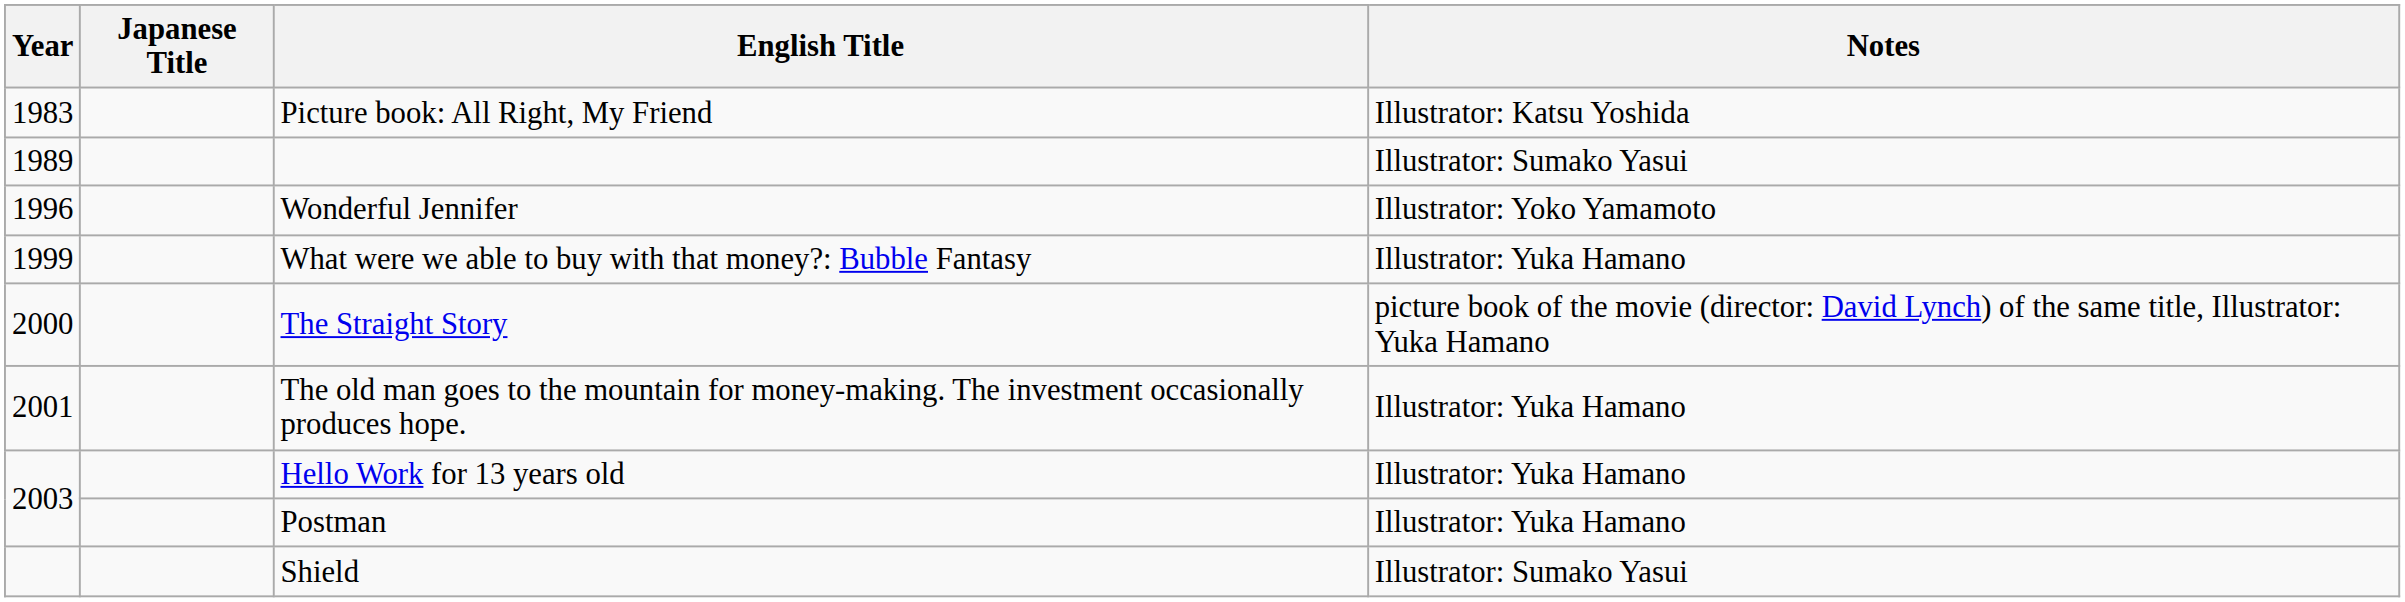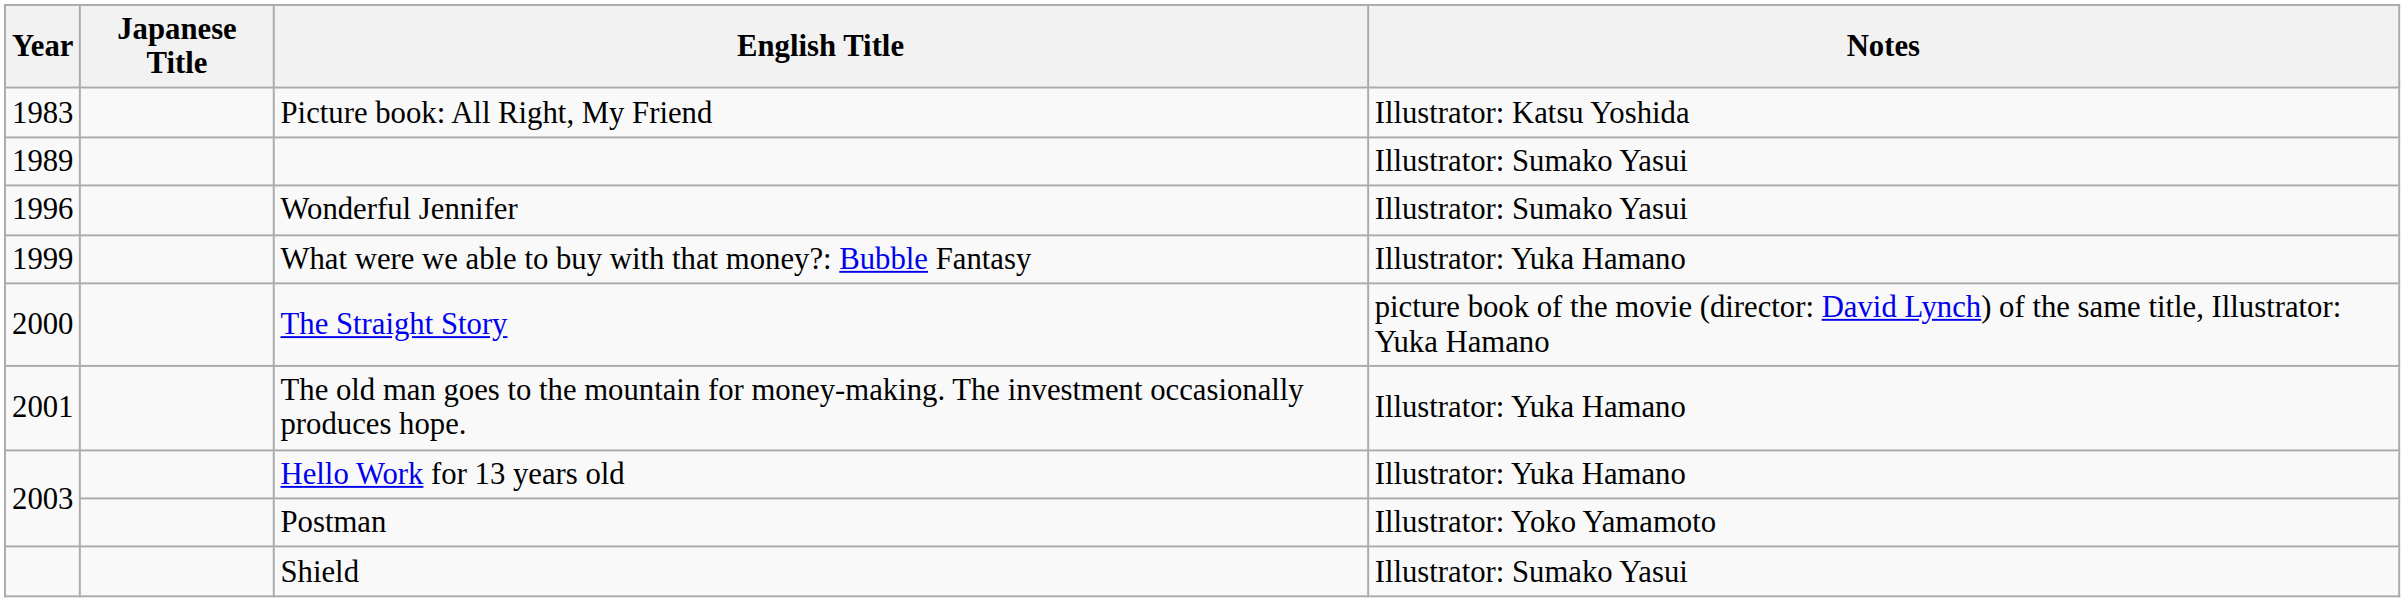(1545, 209) Illustrator: Yoko Yamamoto -> (1531, 209) Illustrator: Sumako Yasui
(1530, 522) Illustrator: Yuka Hamano -> (1545, 522) Illustrator: Yoko Yamamoto
